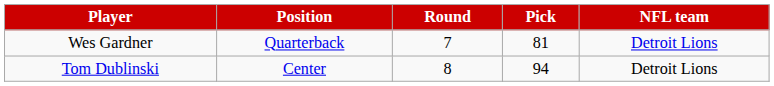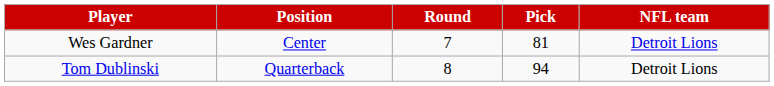(304, 42) Quarterback -> (304, 42) Center
(304, 68) Center -> (304, 68) Quarterback
